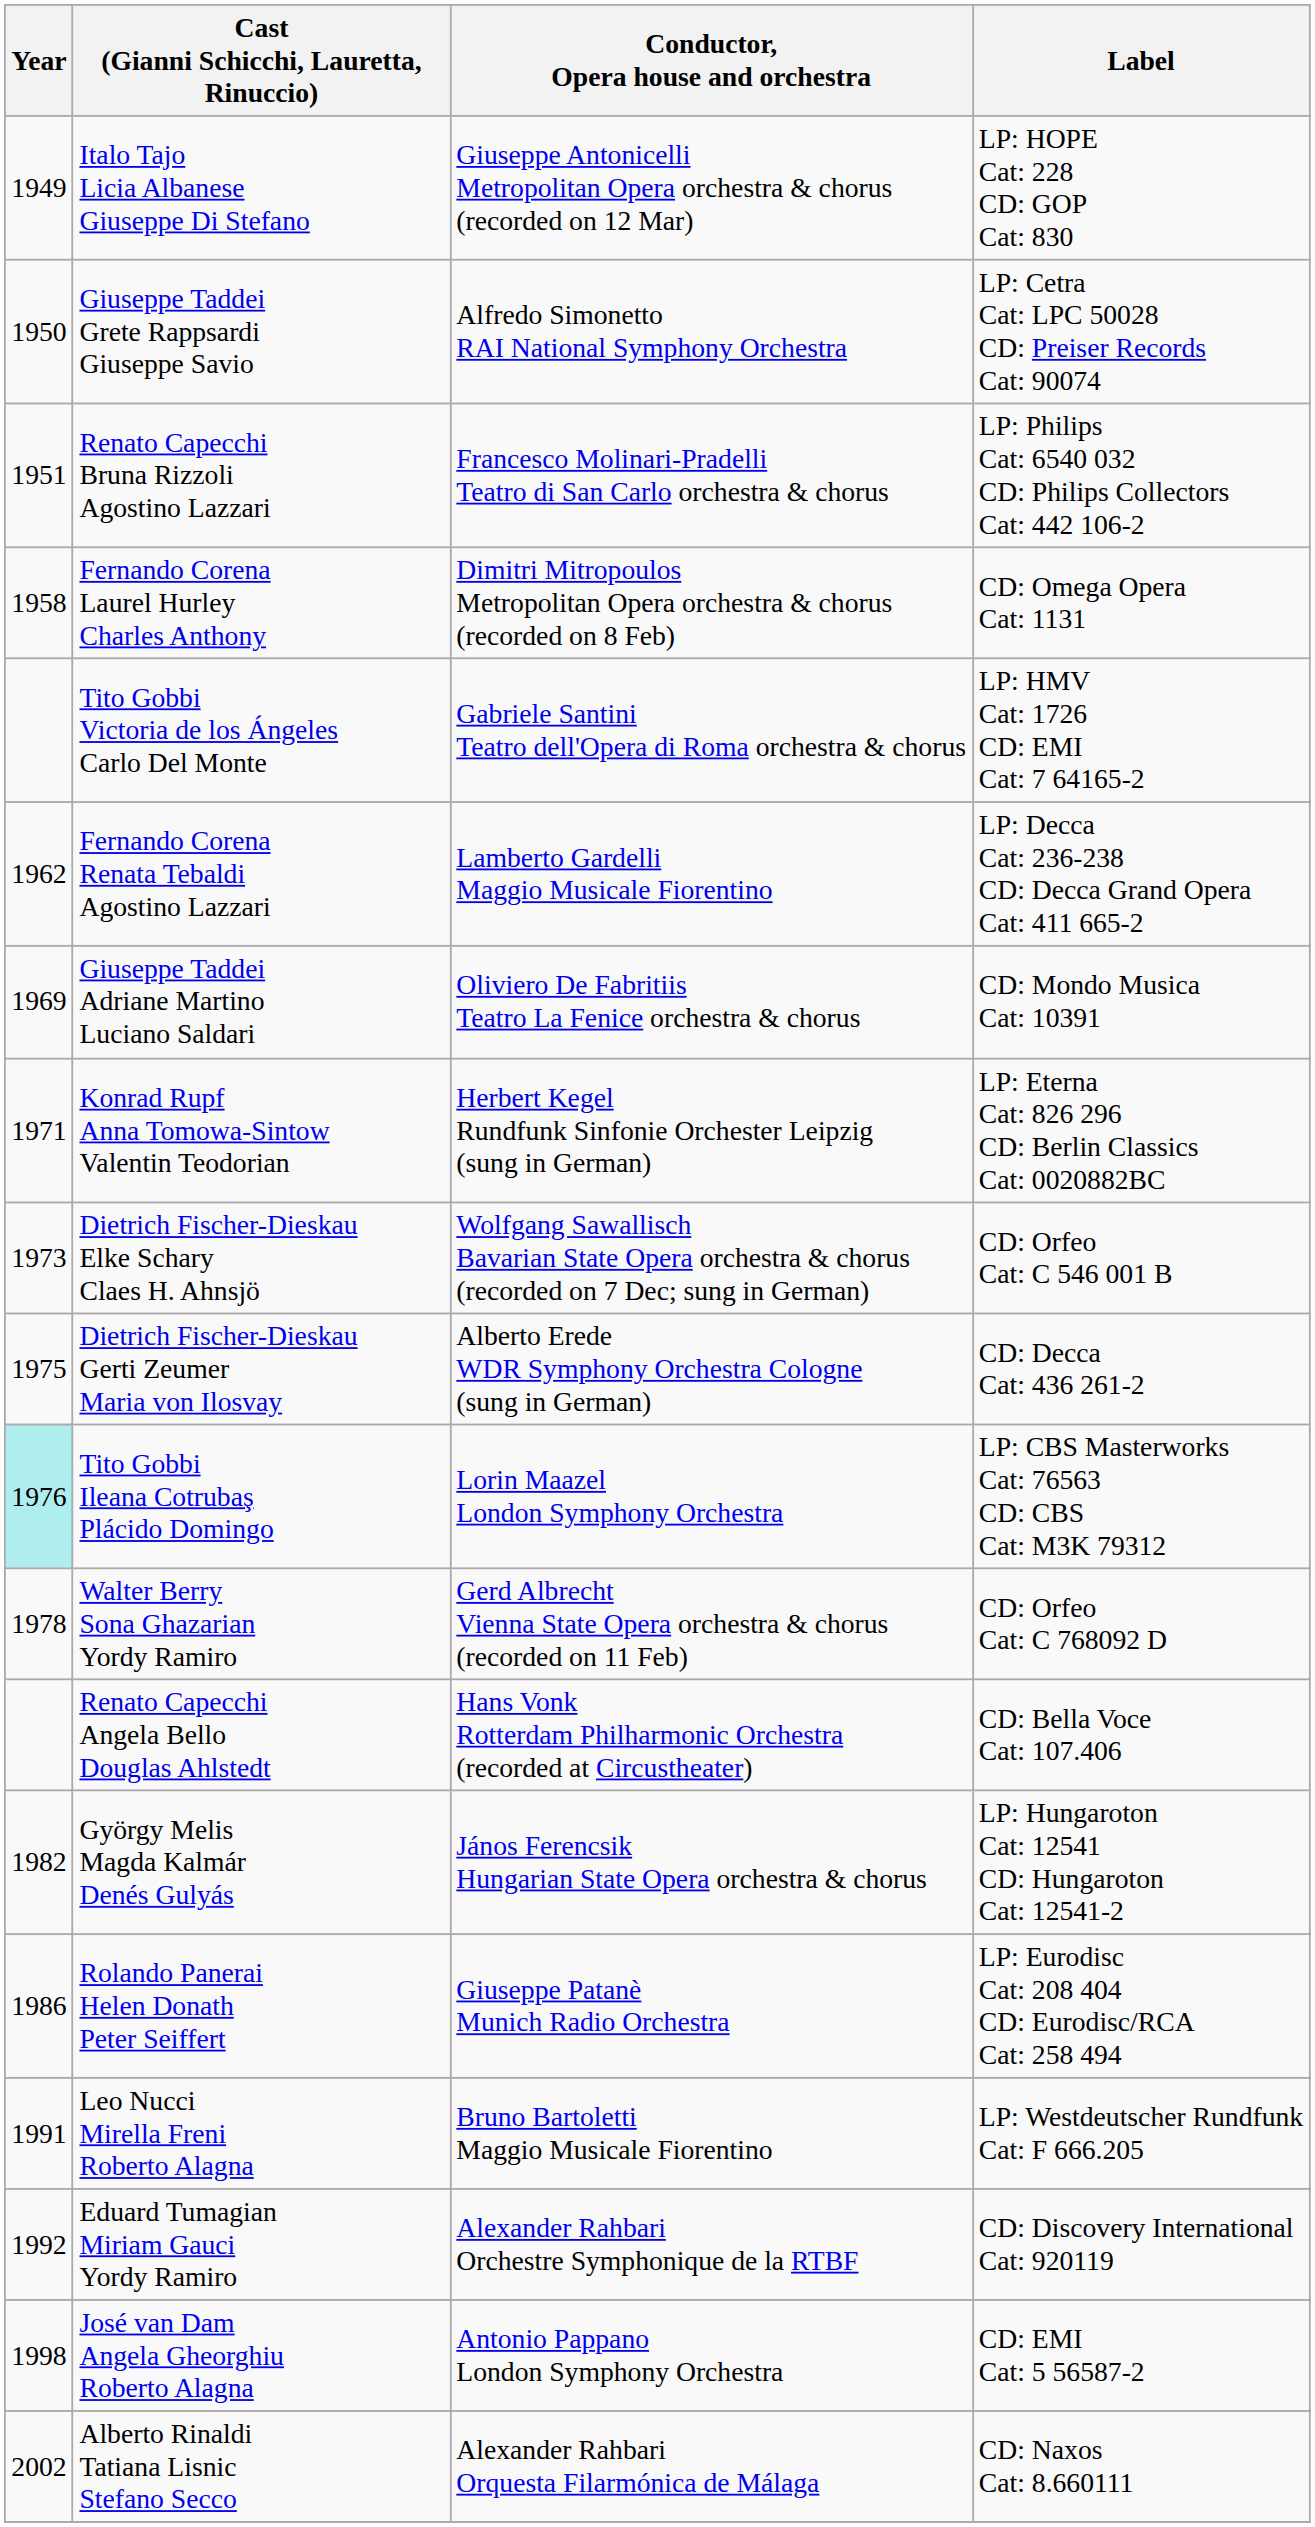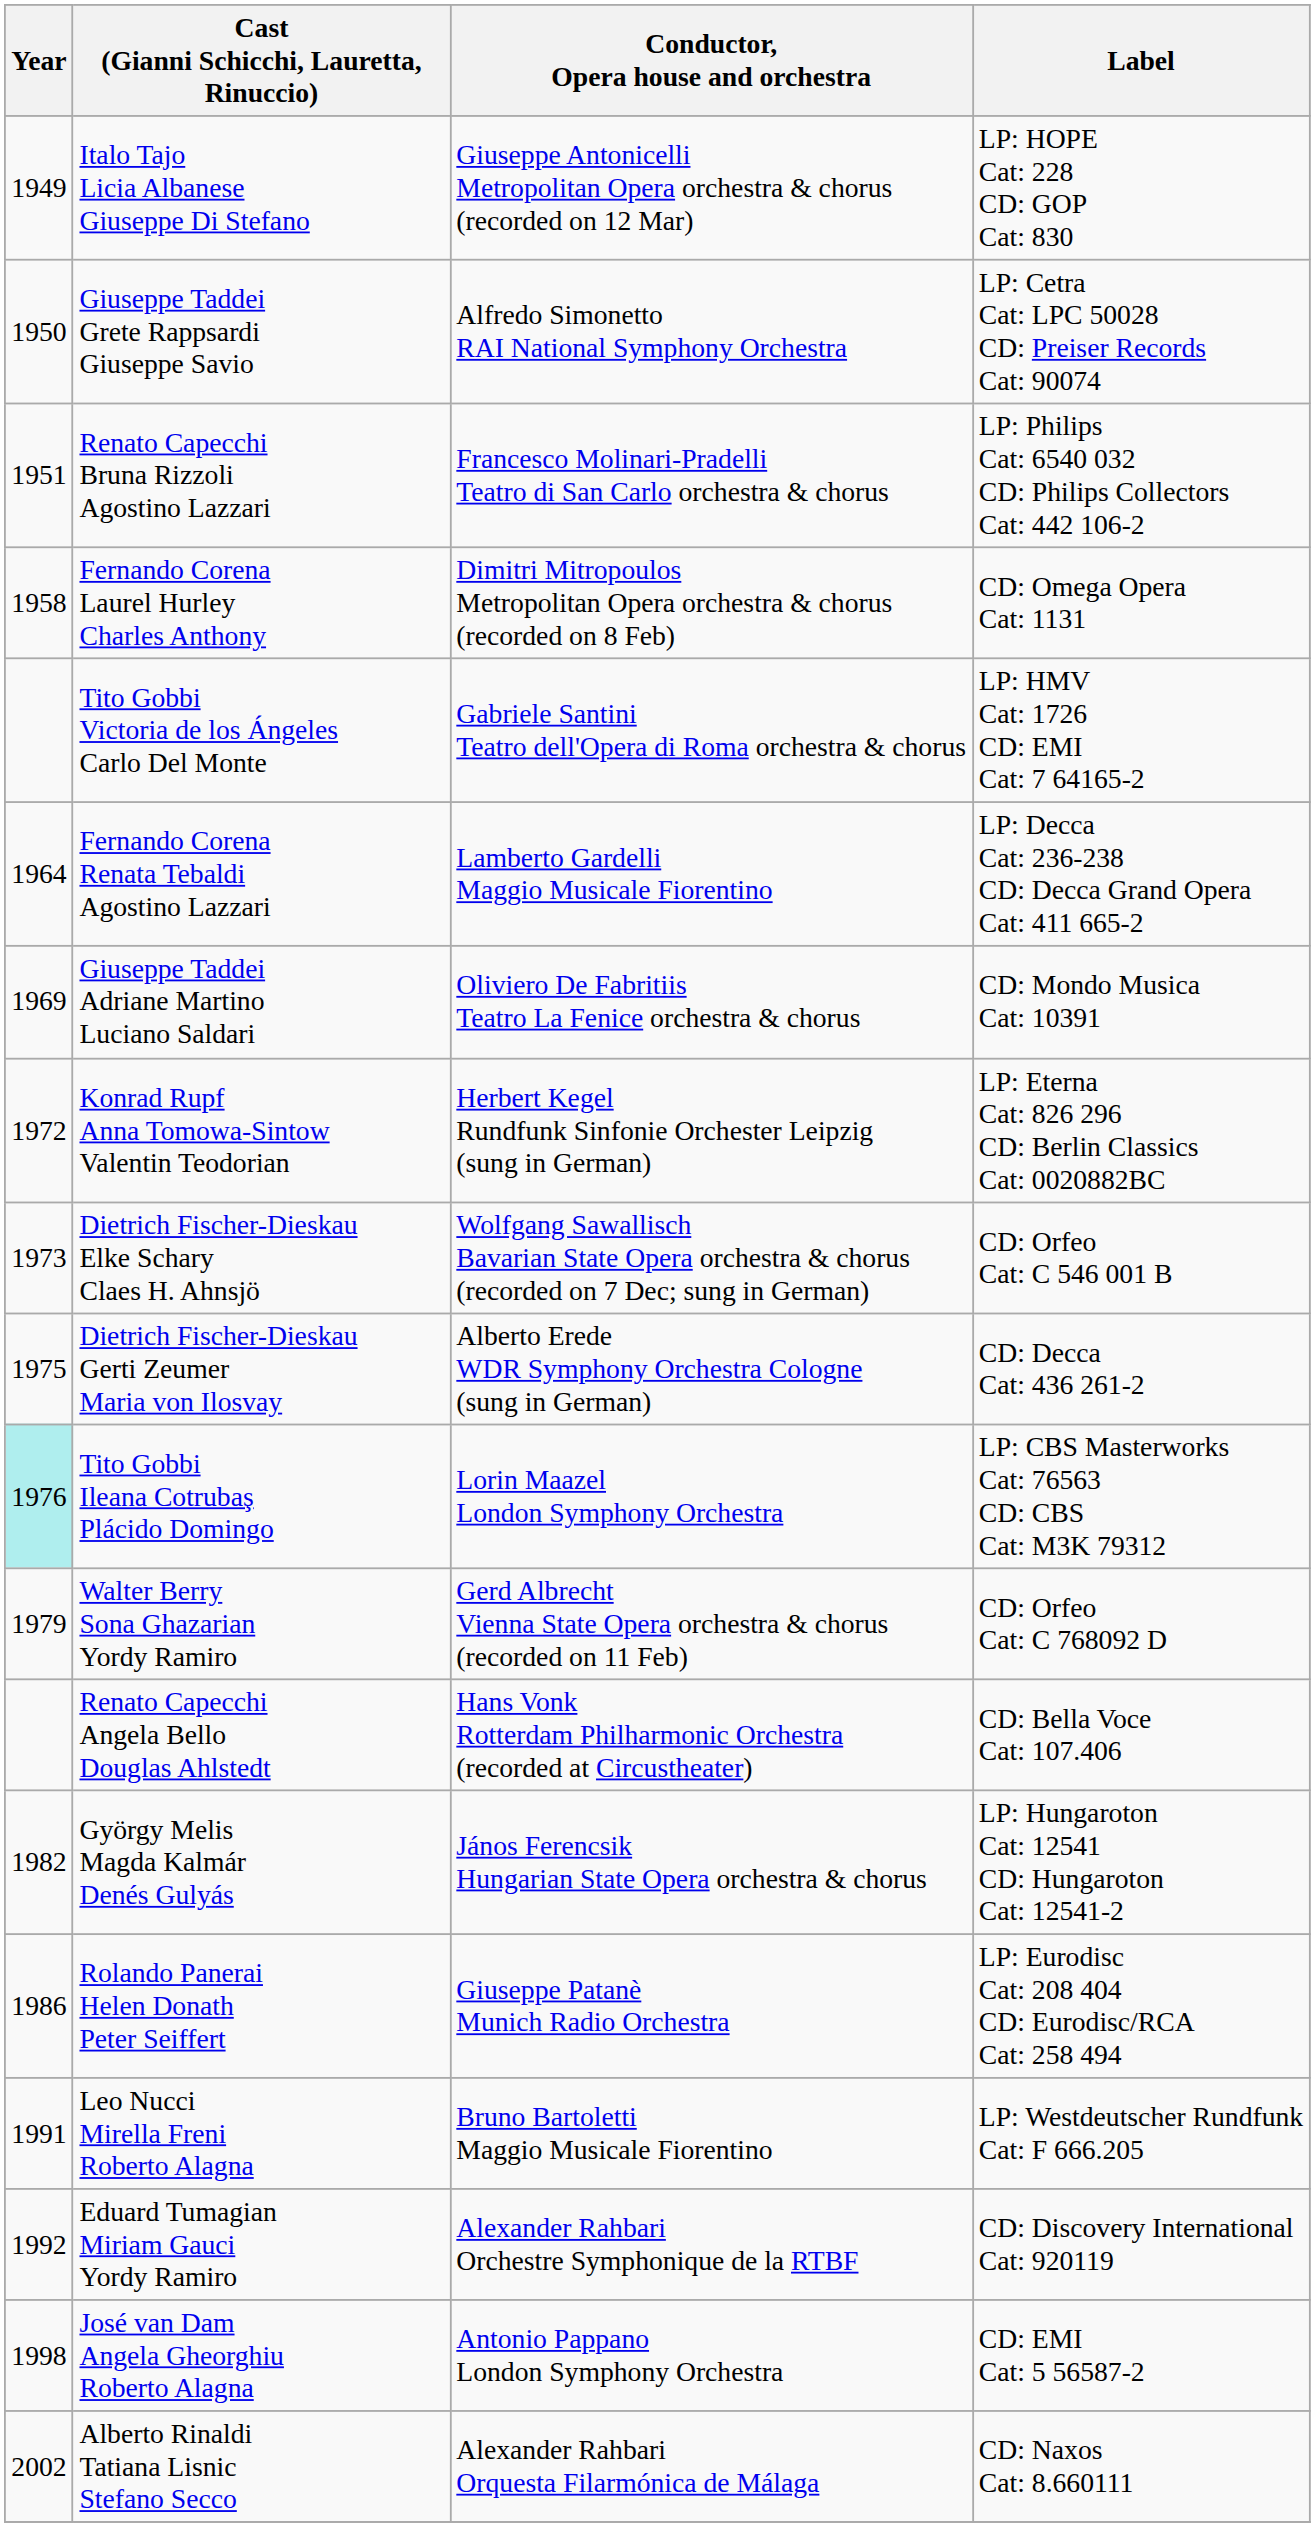(39, 874) 1962 -> (39, 874) 1964
(39, 1129) 1971 -> (39, 1129) 1972
(39, 1623) 1978 -> (39, 1623) 1979
